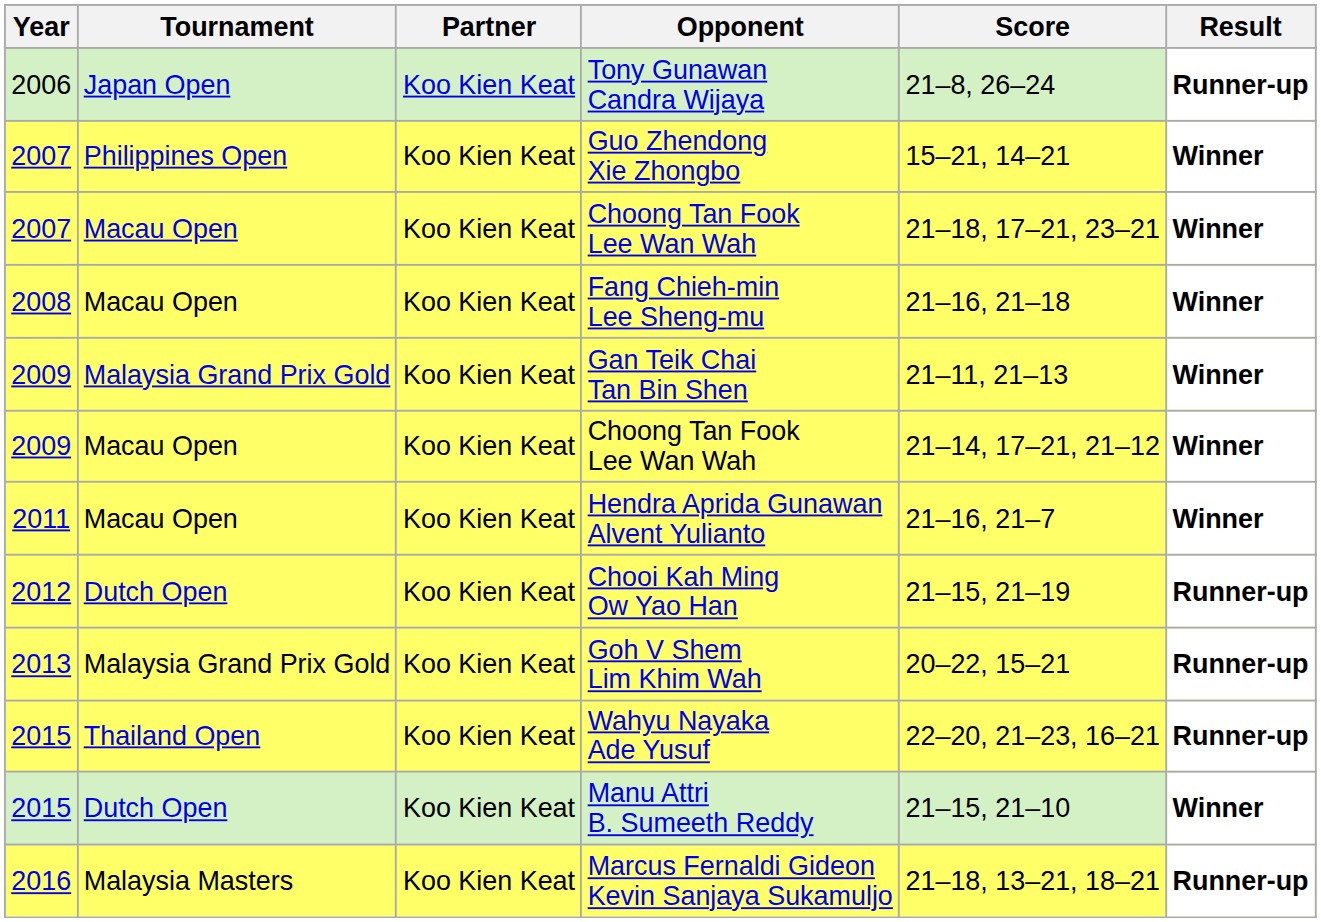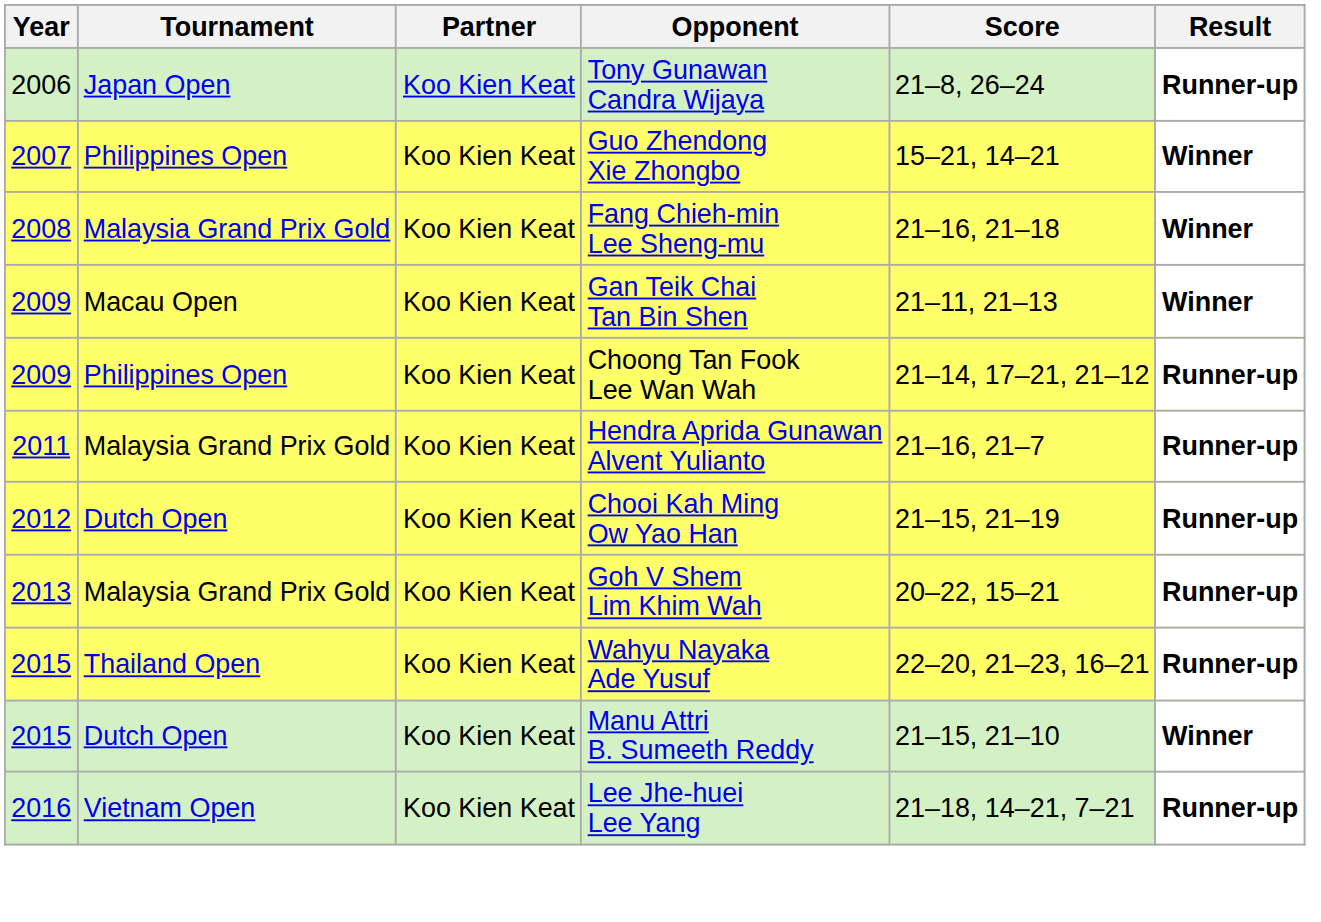- row: (41, 229)
(161, 301) Macau Open -> (237, 229) Malaysia Grand Prix Gold
(237, 374) Malaysia Grand Prix Gold -> (161, 301) Macau Open
(161, 446) Macau Open -> (185, 374) Philippines Open
(1218, 446) Winner -> (1230, 374) Runner-up
(161, 519) Macau Open -> (237, 446) Malaysia Grand Prix Gold
(1218, 519) Winner -> (1230, 446) Runner-up
- row: (41, 881)
+ row: (41, 809)
